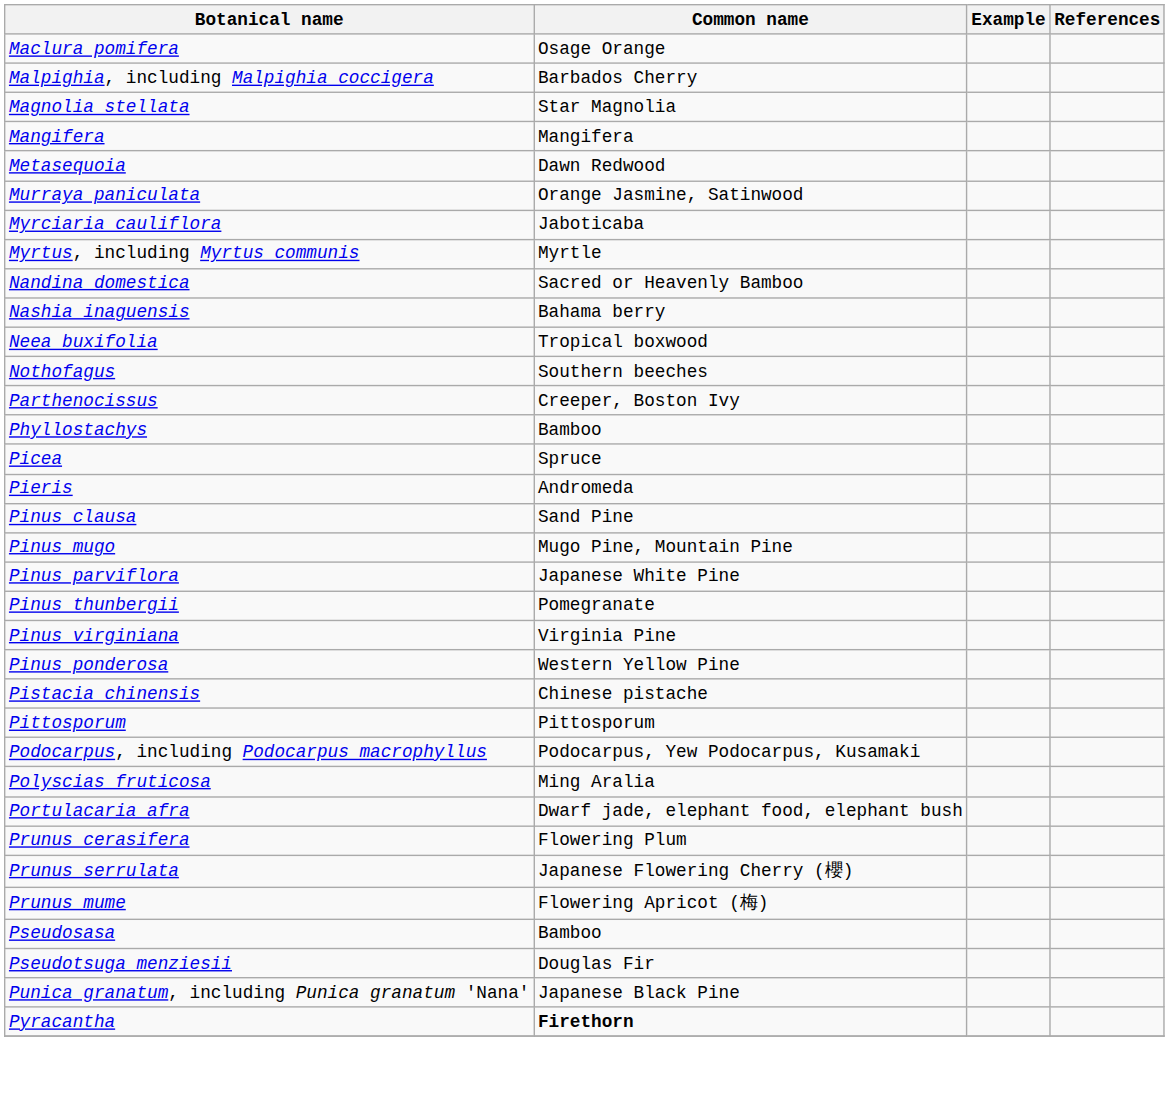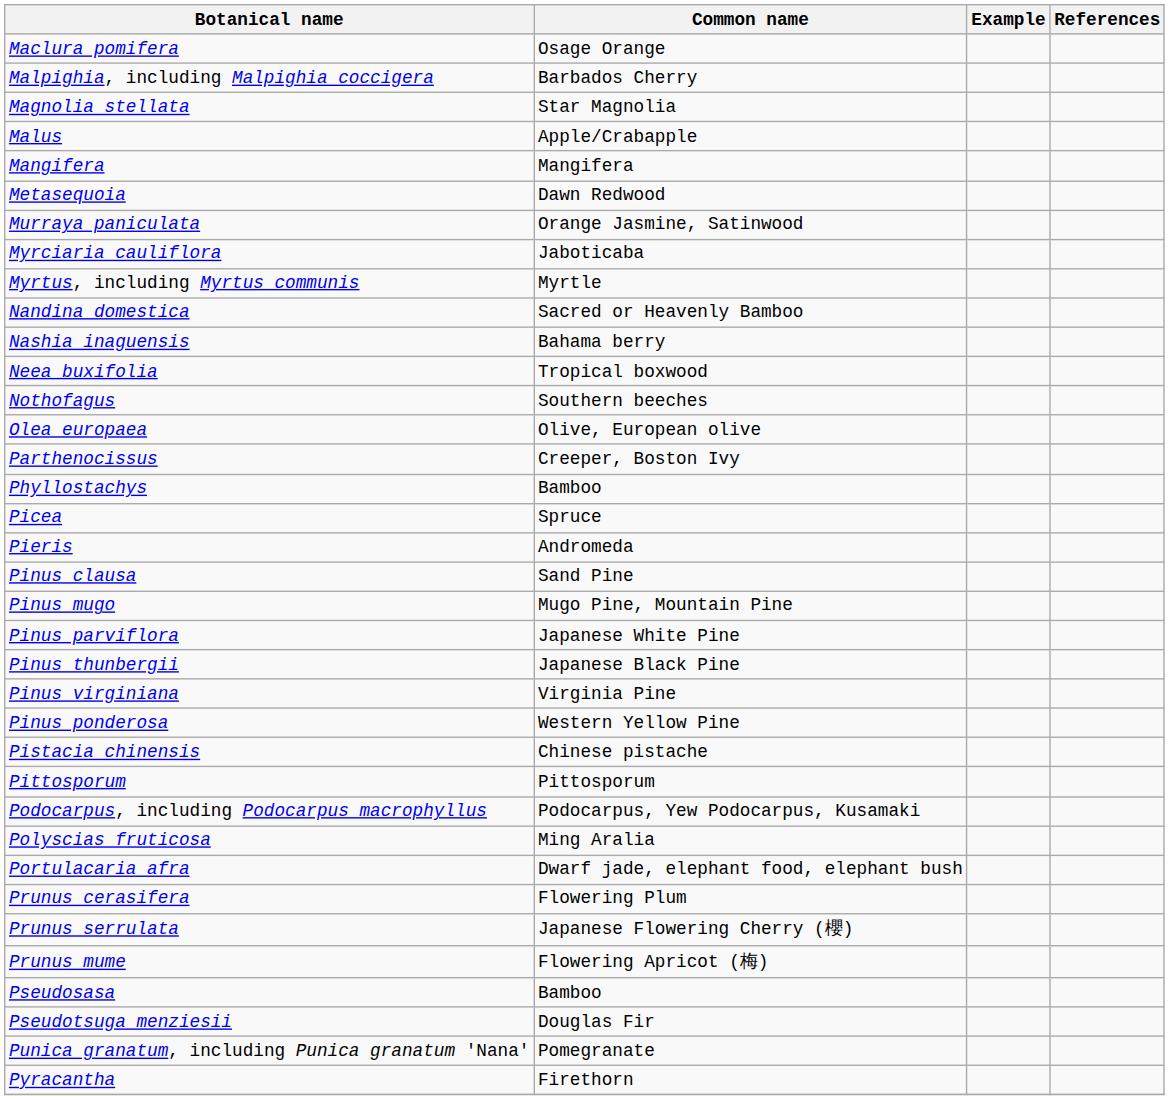+ row: (35, 136)
+ row: (78, 430)
(596, 605) Pomegranate -> (639, 664) Japanese Black Pine
(639, 992) Japanese Black Pine -> (596, 1051) Pomegranate
(586, 1022) bold -> (586, 1080) normal
